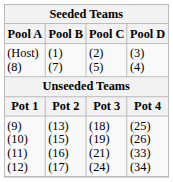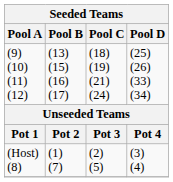rows swapped: (23, 60) <-> (17, 146)
